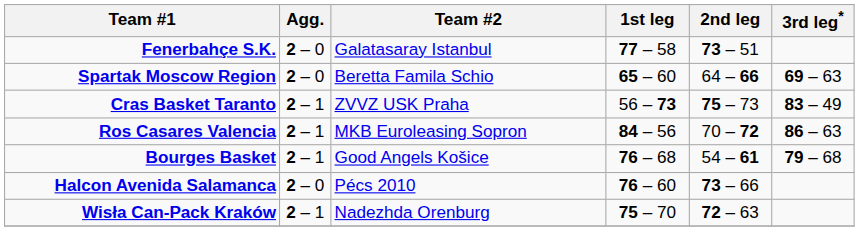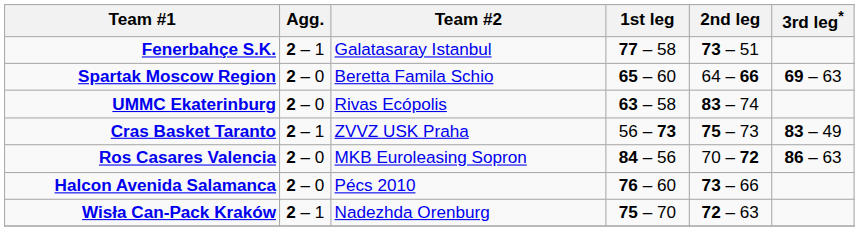(305, 49) 2 – 0 -> (305, 49) 2 – 1
+ row: (194, 104)
(305, 131) 2 – 1 -> (305, 158) 2 – 0
- row: (211, 158)
